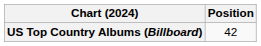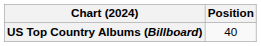(231, 32) 42 -> (231, 32) 40
